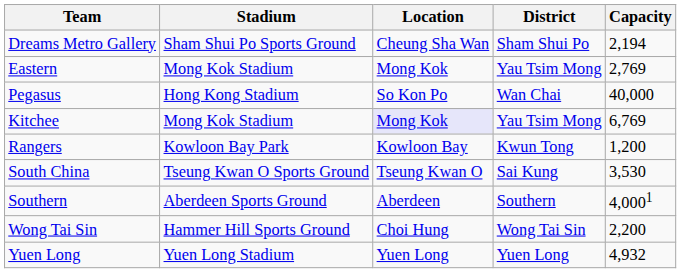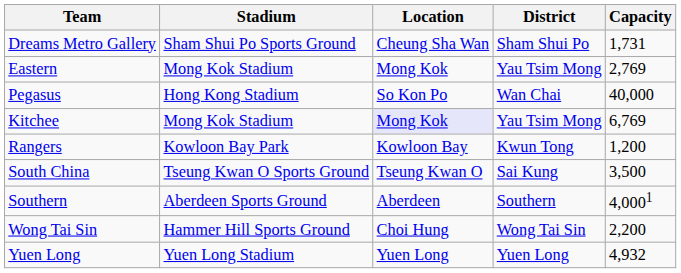(627, 43) 2,194 -> (627, 43) 1,731
(627, 172) 3,530 -> (627, 172) 3,500
